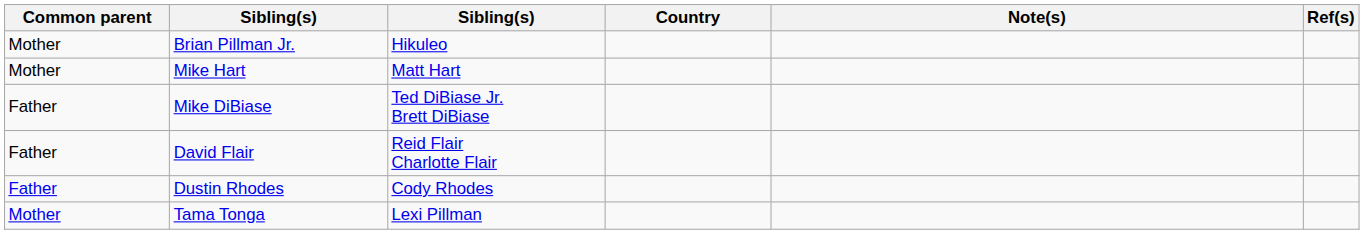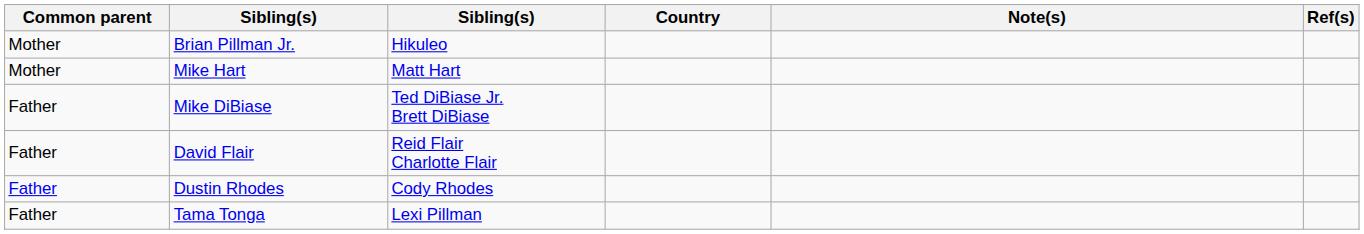(35, 215) Mother -> (33, 215) Father
